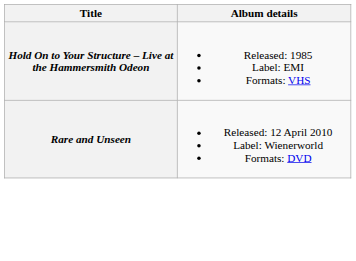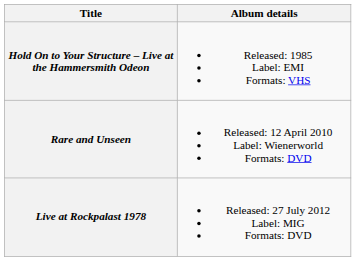+ row: (91, 217)
